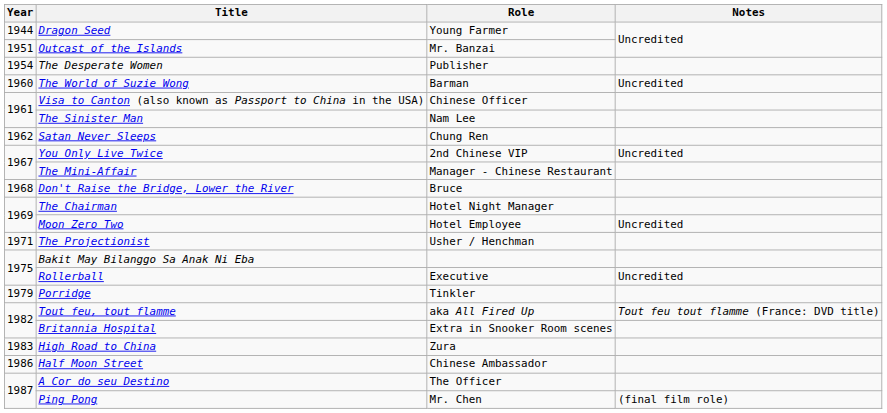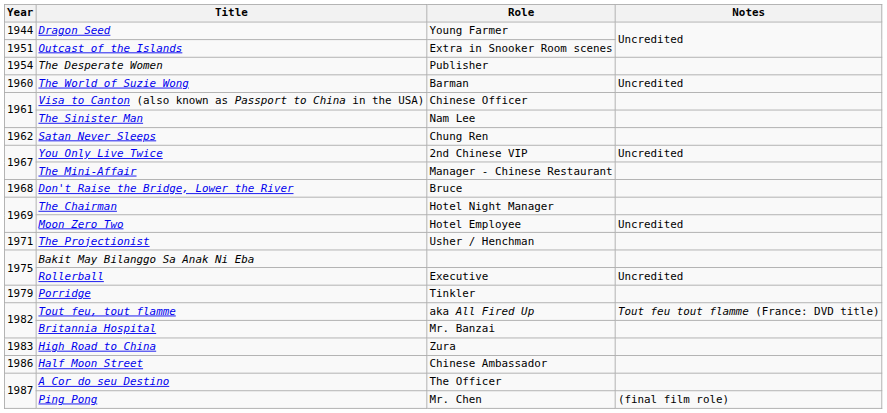(462, 49) Mr. Banzai -> (521, 49) Extra in Snooker Room scenes
(521, 329) Extra in Snooker Room scenes -> (462, 329) Mr. Banzai
